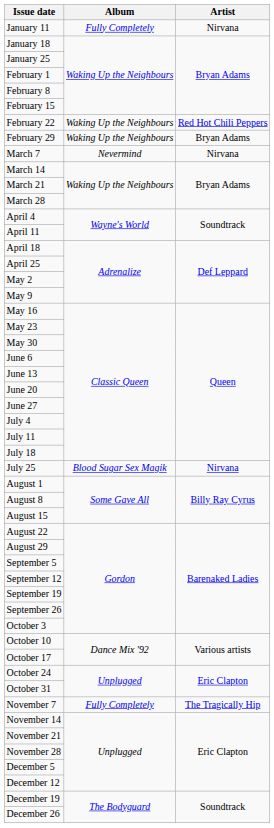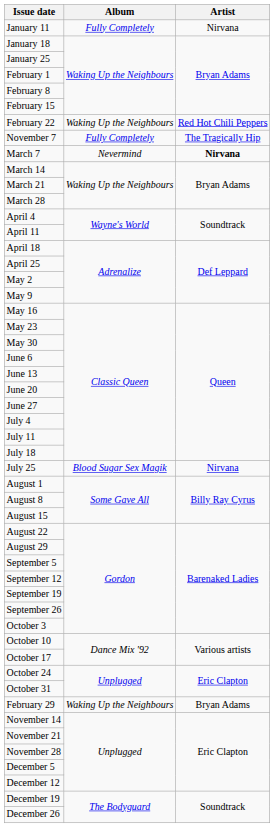rows swapped: (31, 138) <-> (31, 704)
(223, 153) normal -> (223, 153) bold
